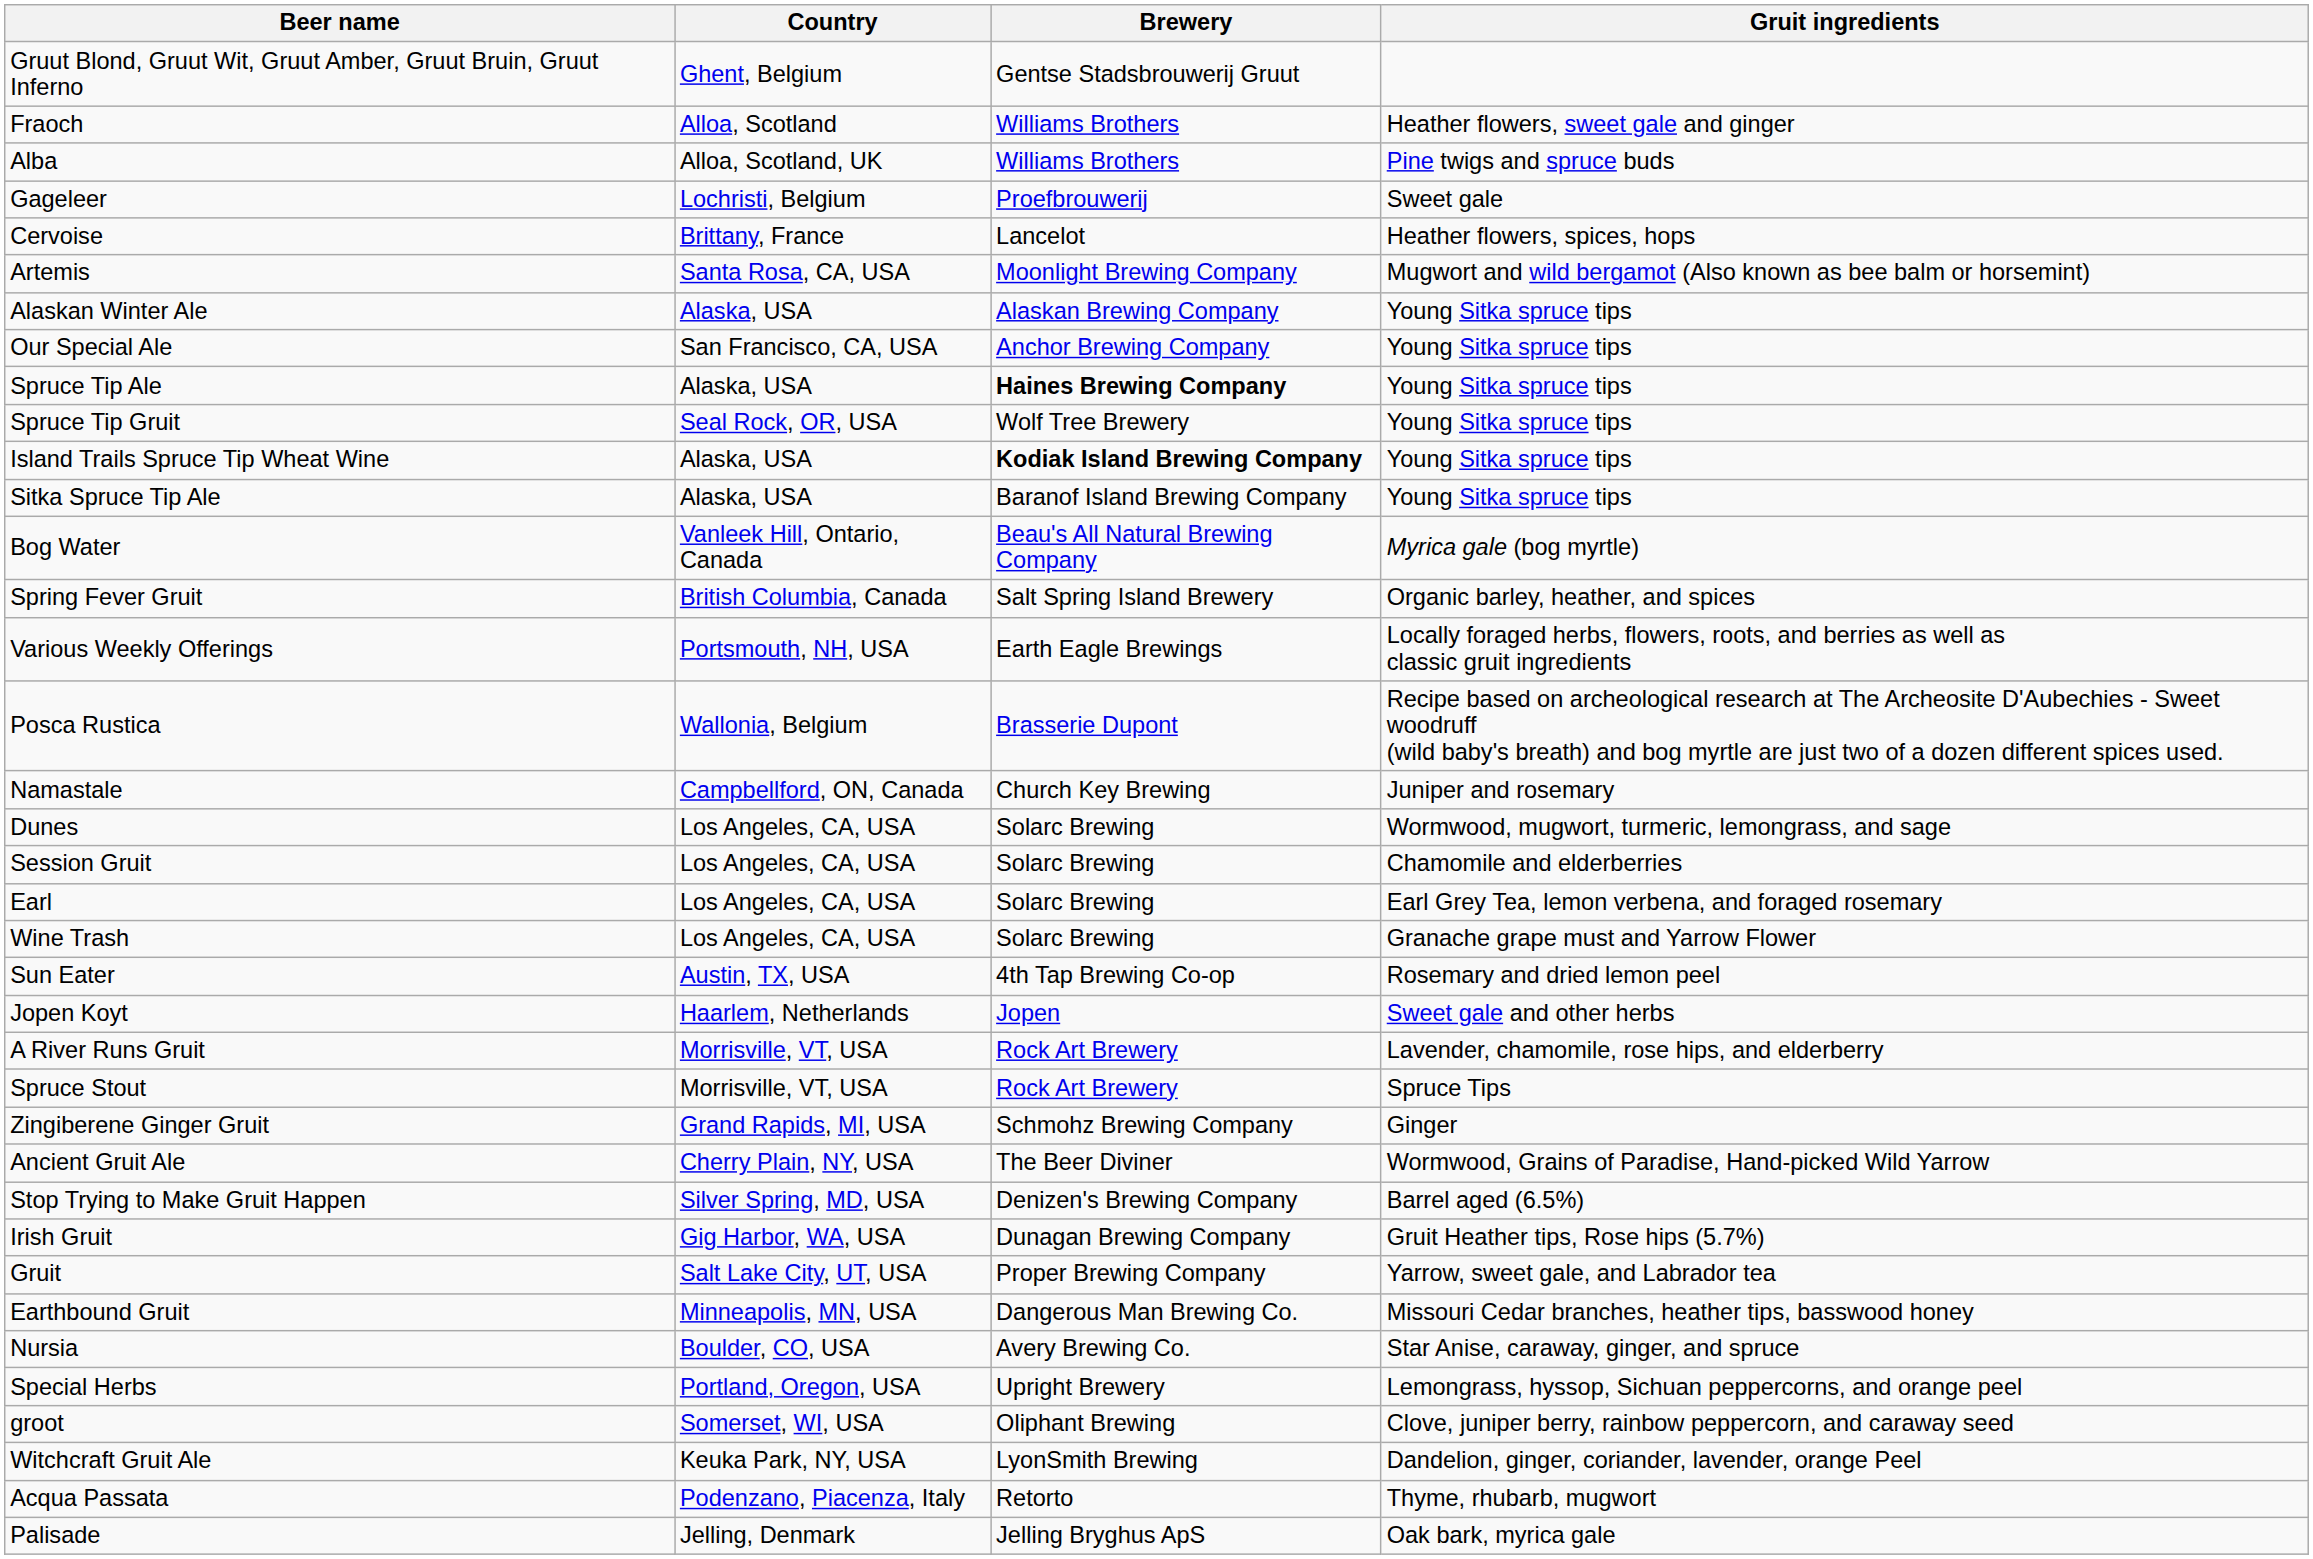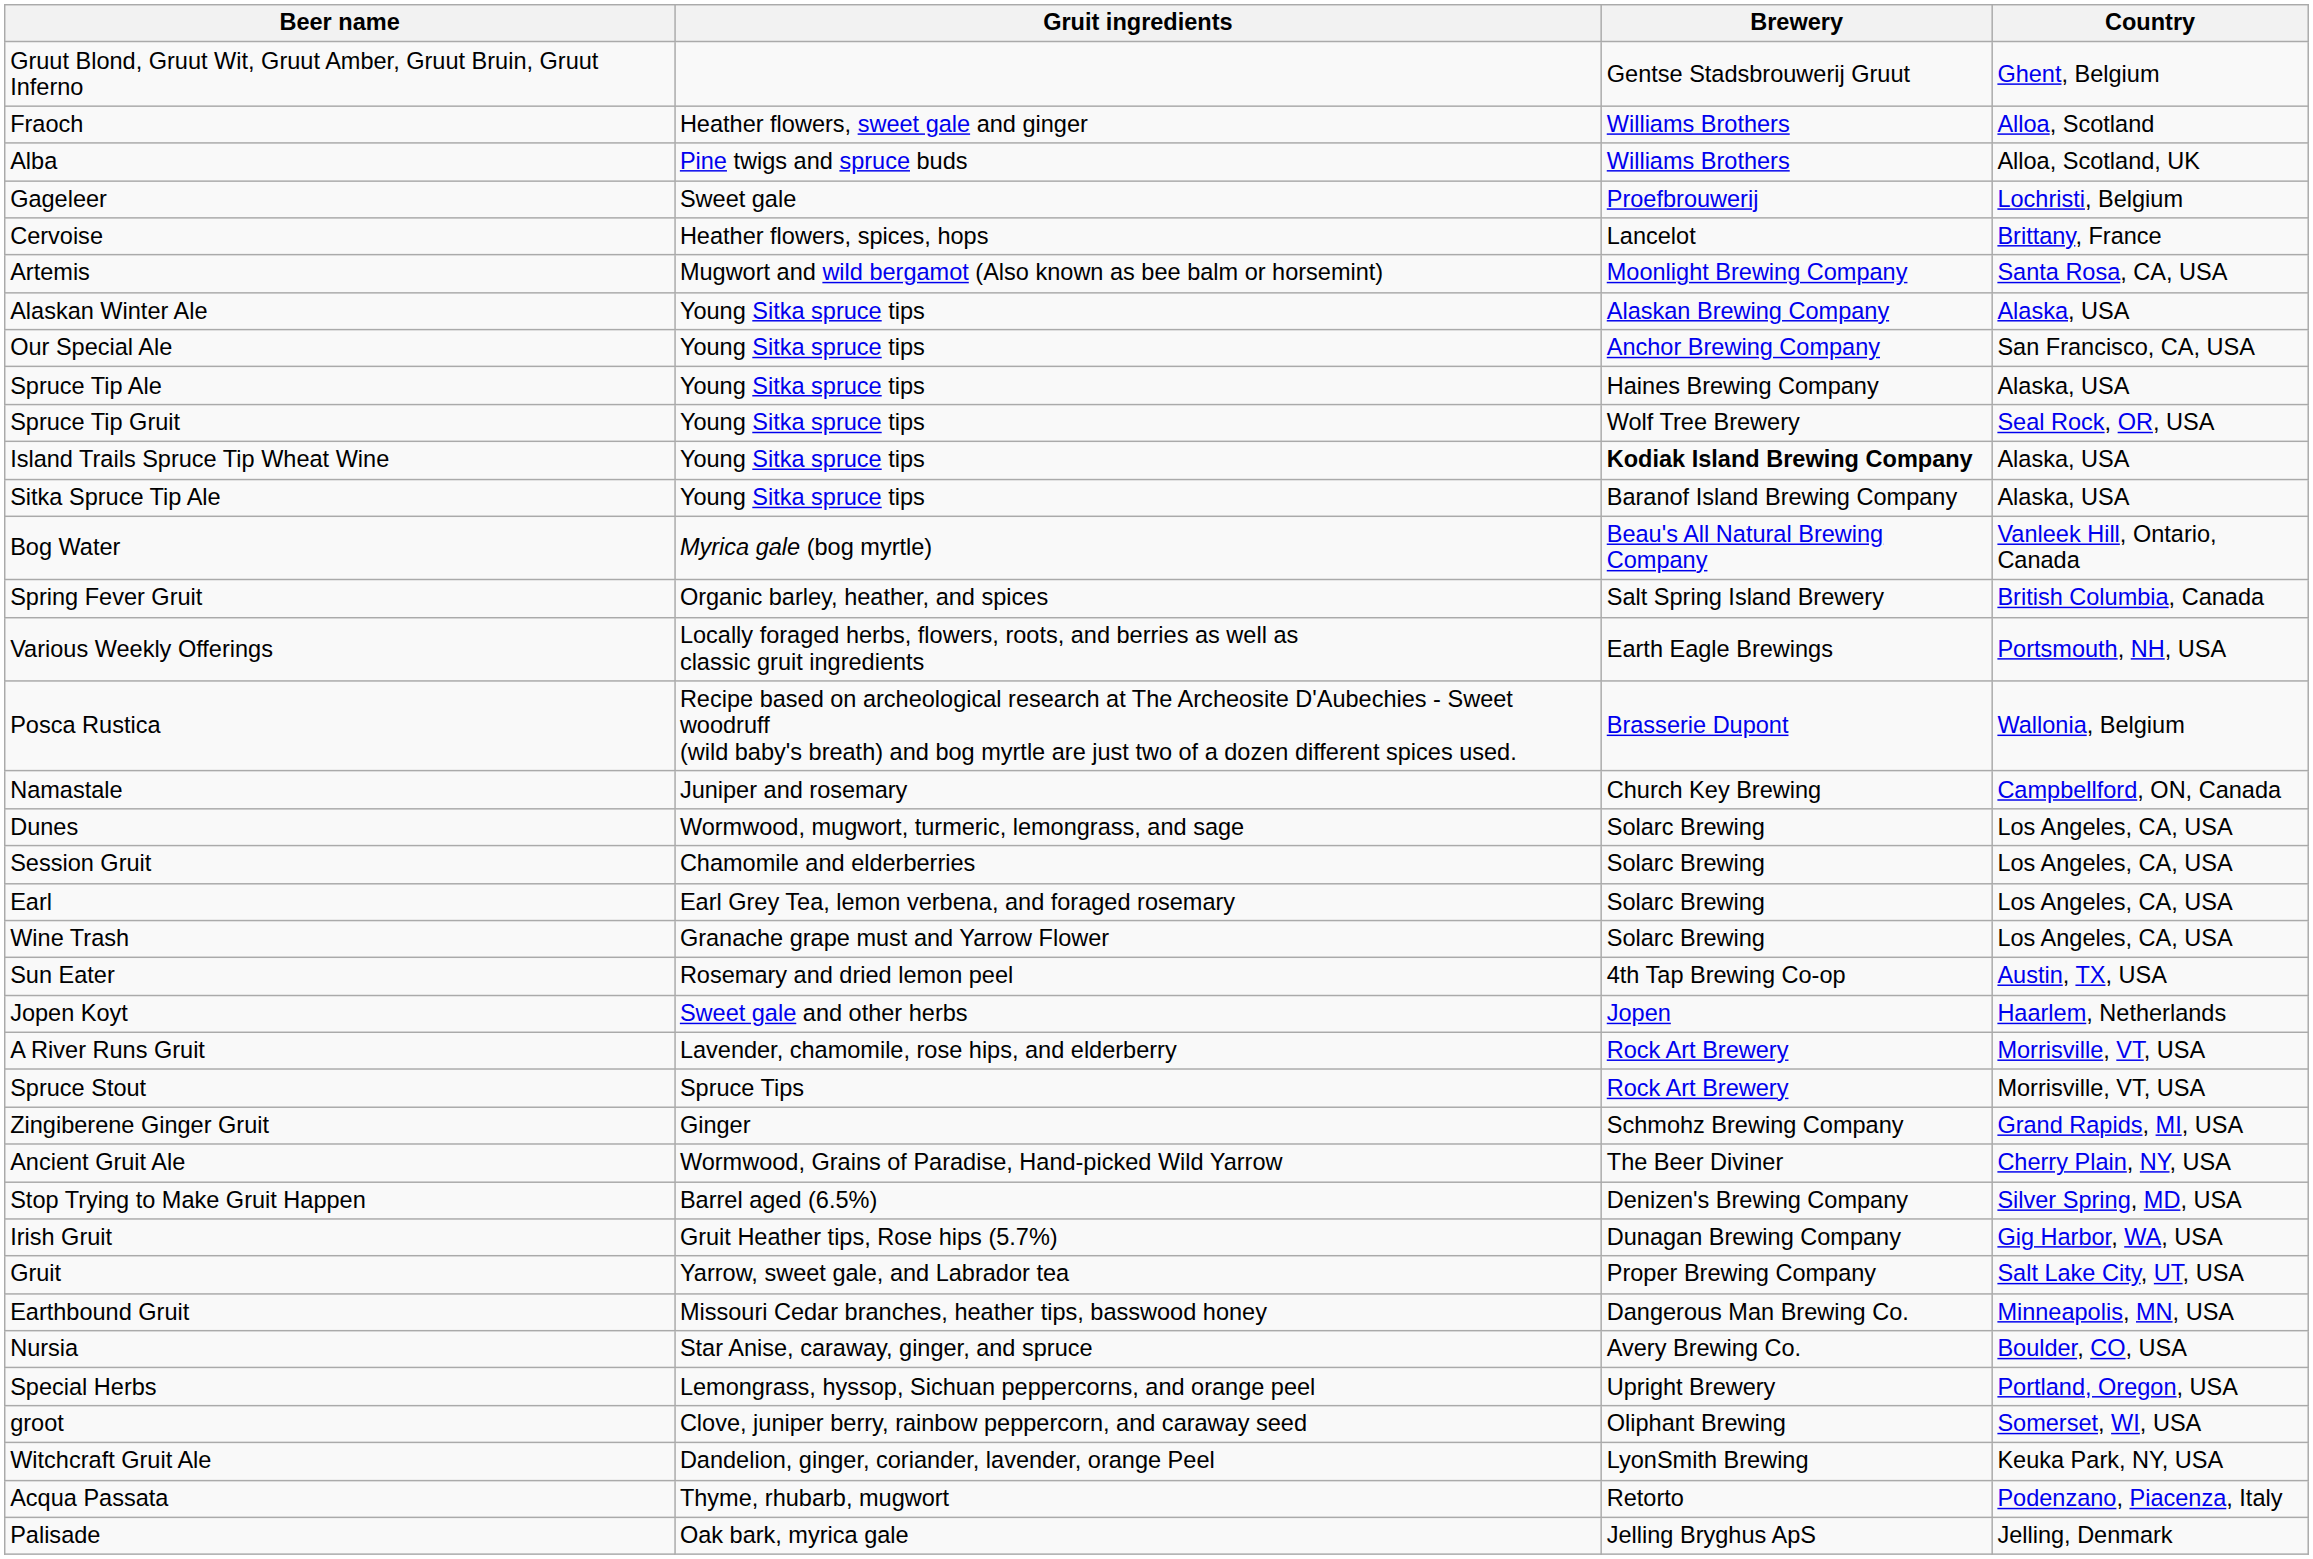columns swapped: (1845, 23) <-> (833, 23)
(1141, 385) bold -> (1743, 385) normal
